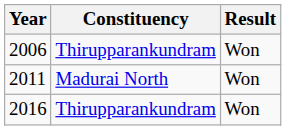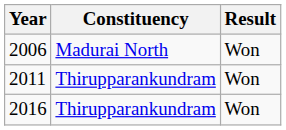(136, 49) Thirupparankundram -> (112, 49) Madurai North
(112, 79) Madurai North -> (136, 79) Thirupparankundram
